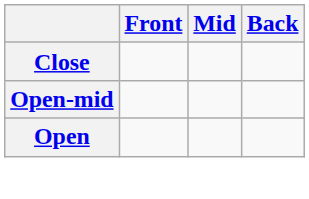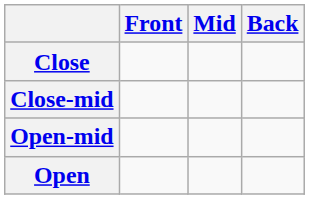+ row: (62, 99)
